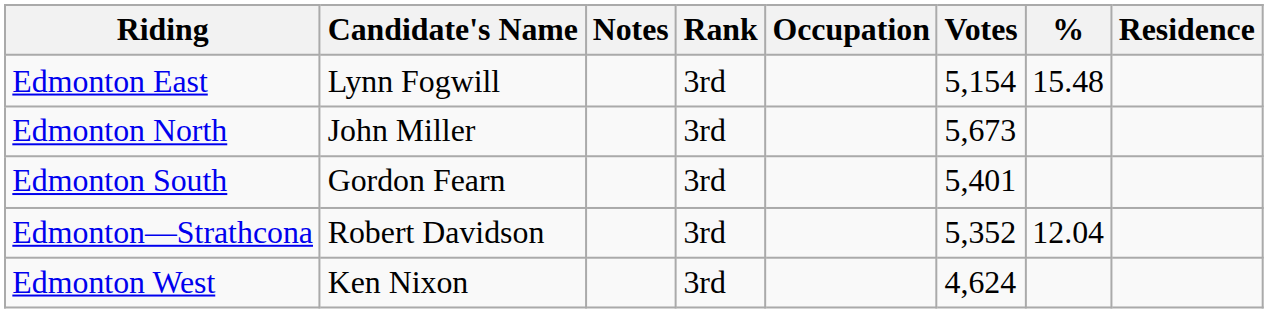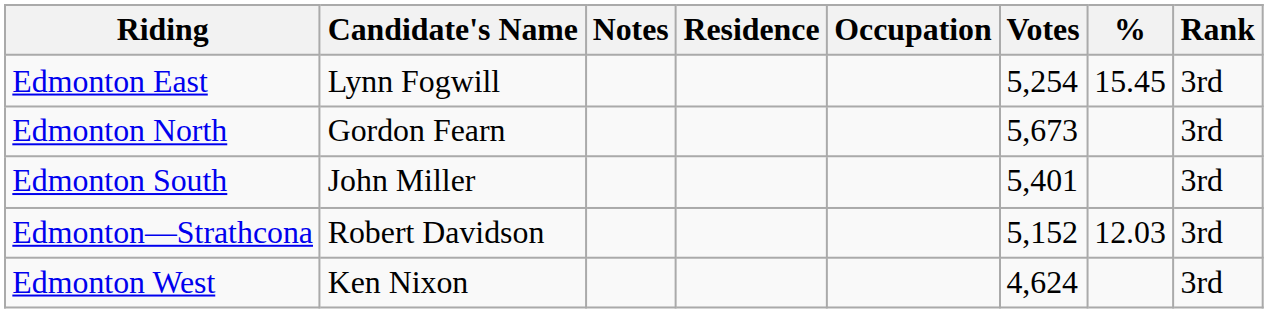columns swapped: (1187, 29) <-> (721, 29)
(980, 80) 5,154 -> (1042, 80) 5,254
(1068, 80) 15.48 -> (1130, 80) 15.45
(402, 130) John Miller -> (417, 130) Gordon Fearn
(417, 181) Gordon Fearn -> (402, 181) John Miller
(980, 231) 5,352 -> (1042, 231) 5,152
(1068, 231) 12.04 -> (1130, 231) 12.03
